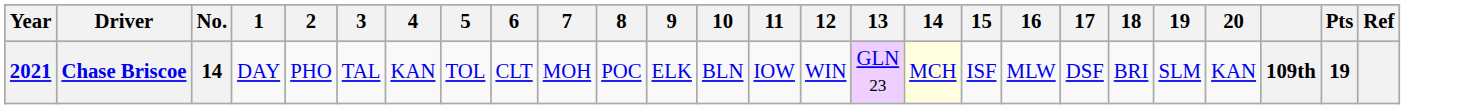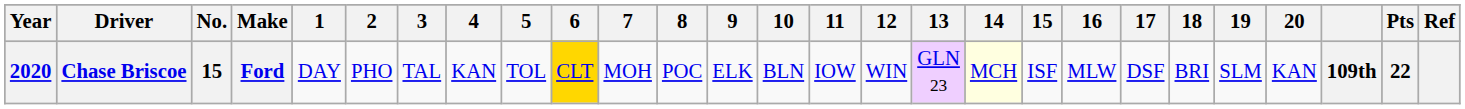+ column: (262, 22)
(31, 71) 2021 -> (31, 71) 2020
(212, 71) 14 -> (212, 71) 15
(514, 71) no background -> (575, 71) gold background
(1340, 71) 19 -> (1400, 71) 22
